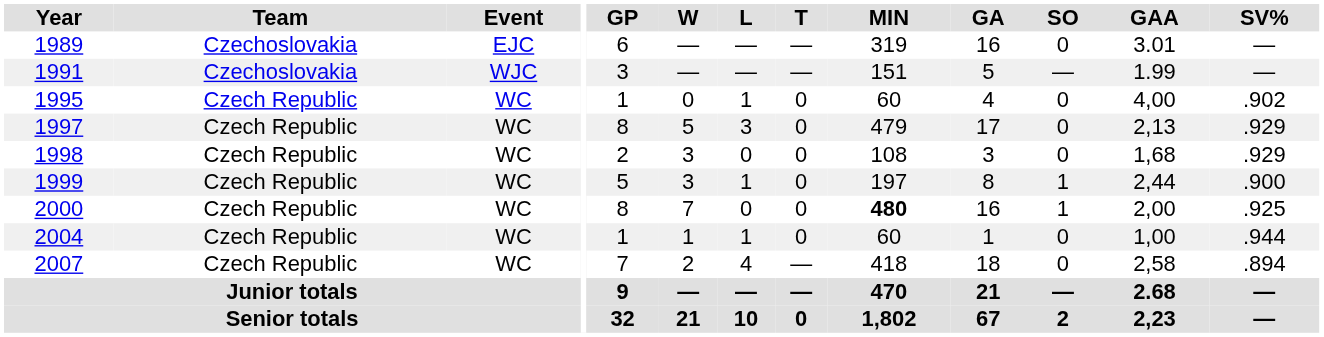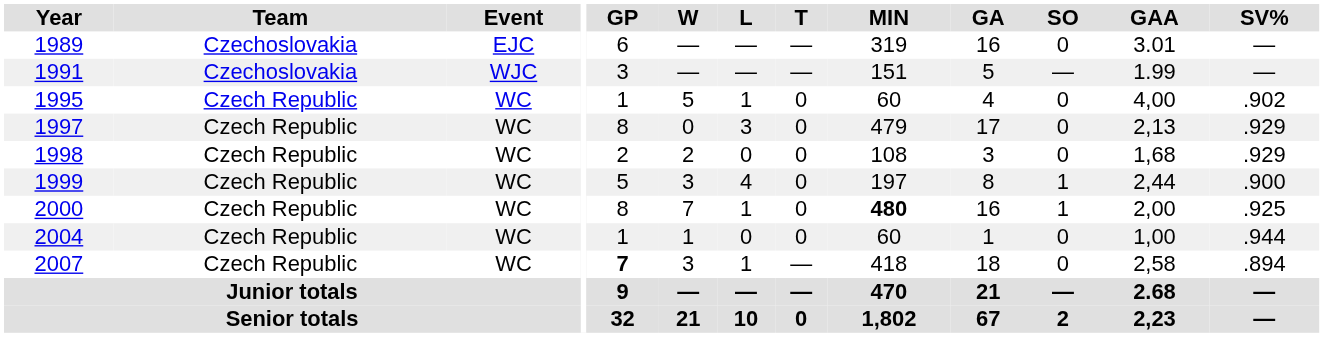(688, 99) 0 -> (688, 99) 5
(688, 127) 5 -> (688, 127) 0
(688, 154) 3 -> (688, 154) 2
(746, 181) 1 -> (746, 181) 4
(746, 209) 0 -> (746, 209) 1
(746, 236) 1 -> (746, 236) 0
(623, 264) normal -> (623, 264) bold
(688, 264) 2 -> (688, 264) 3
(746, 264) 4 -> (746, 264) 1
